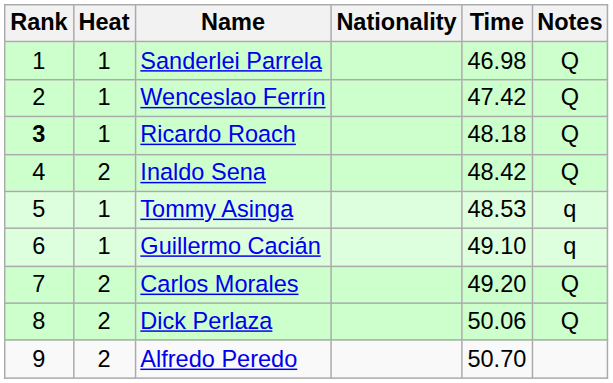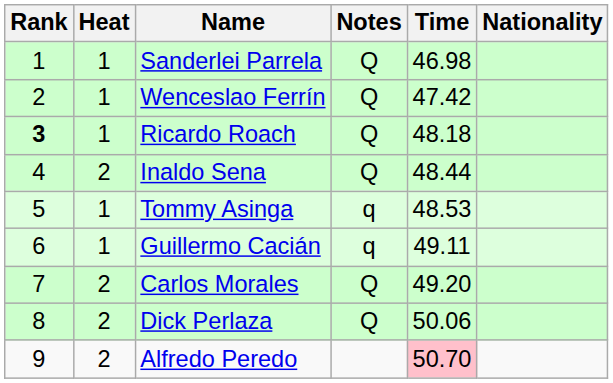columns swapped: (397, 23) <-> (570, 23)
(497, 172) 48.42 -> (442, 172) 48.44
(497, 246) 49.10 -> (442, 246) 49.11
(497, 358) no background -> (442, 358) pink background
